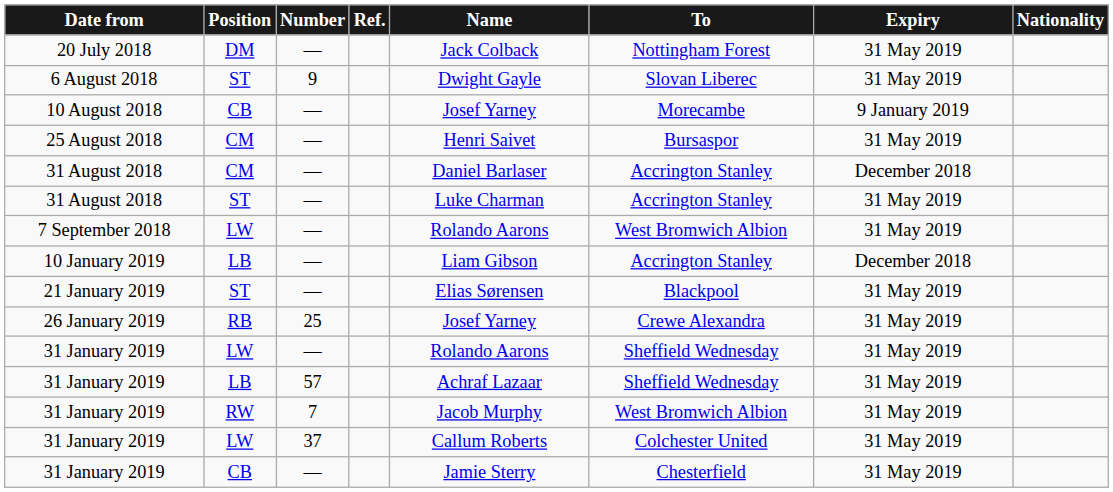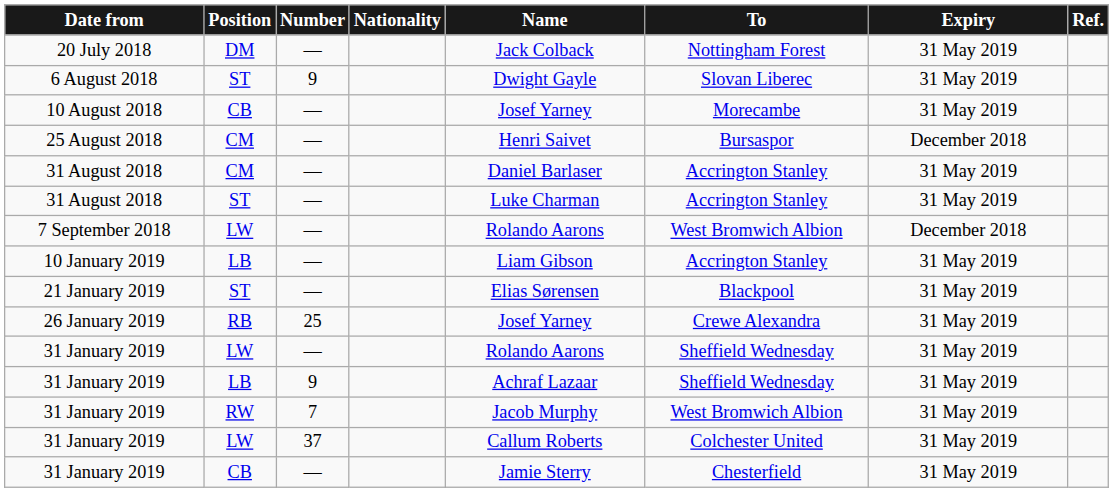columns swapped: (1060, 19) <-> (370, 19)
(913, 110) 9 January 2019 -> (968, 110) 31 May 2019
(913, 140) 31 May 2019 -> (968, 140) December 2018
(913, 170) December 2018 -> (968, 170) 31 May 2019
(913, 231) 31 May 2019 -> (968, 231) December 2018
(913, 261) December 2018 -> (968, 261) 31 May 2019
(313, 381) 57 -> (313, 381) 9
